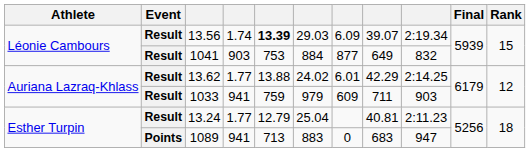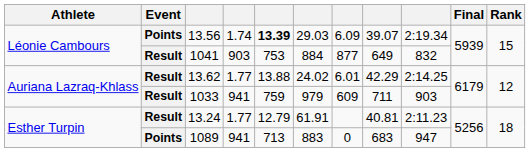(163, 36) Result -> (163, 36) Points
(312, 117) 25.04 -> (312, 117) 61.91
